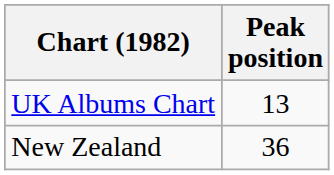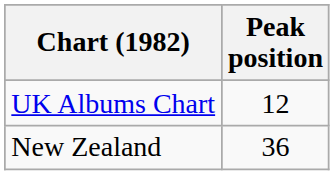(275, 102) 13 -> (275, 102) 12
